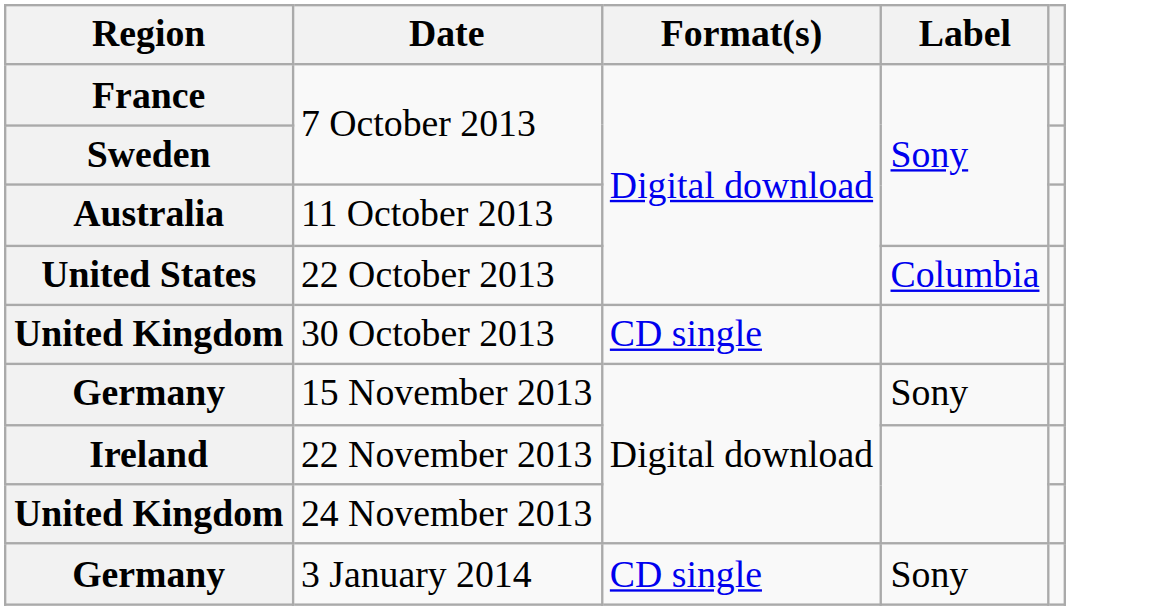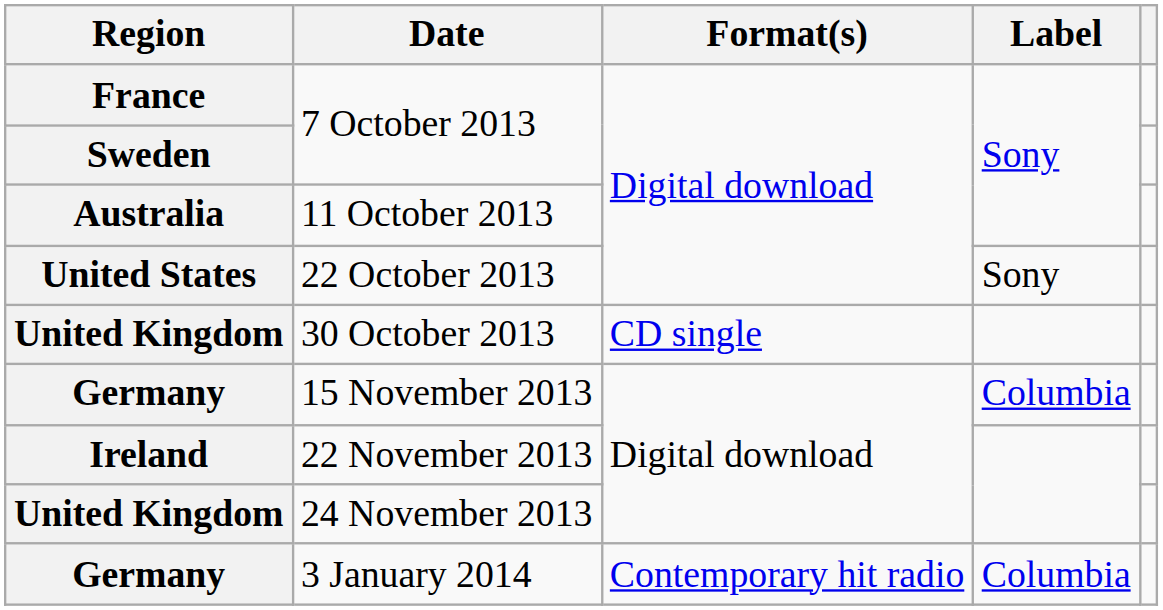(965, 273) Columbia -> (1021, 273) Sony
(929, 393) Sony -> (1056, 393) Columbia
(686, 573) CD single -> (787, 573) Contemporary hit radio
(929, 573) Sony -> (1056, 573) Columbia
